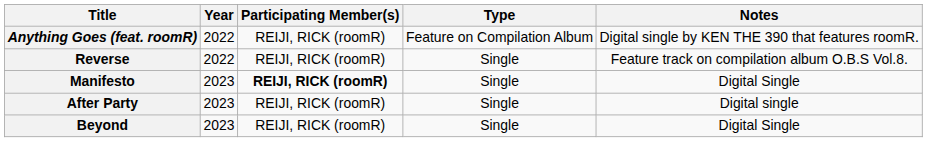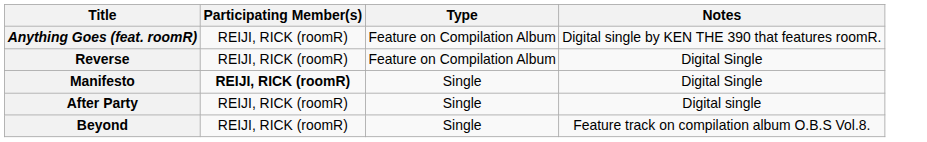- column: (219, 15)
(500, 59) Single -> (462, 59) Feature on Compilation Album
(759, 59) Feature track on compilation album O.B.S Vol.8. -> (722, 59) Digital Single
(759, 125) Digital Single -> (722, 125) Feature track on compilation album O.B.S Vol.8.
